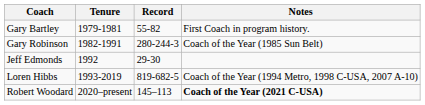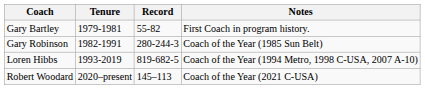- row: (34, 60)
(253, 92) bold -> (251, 76) normal
